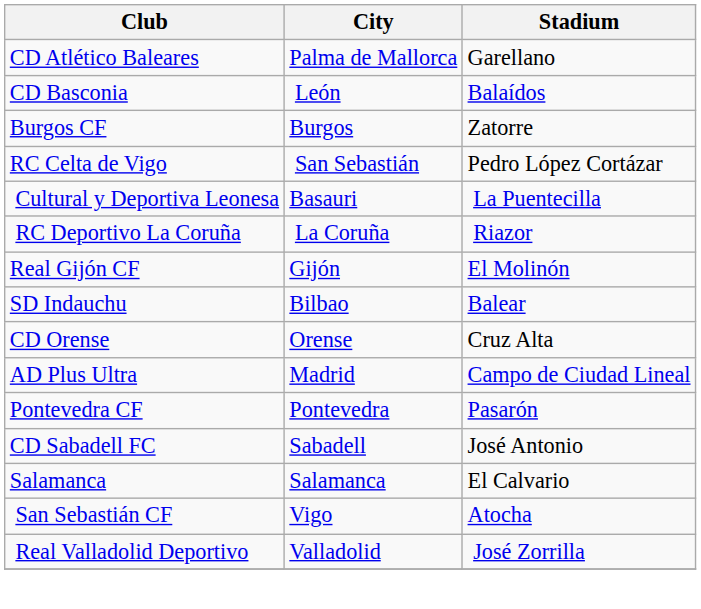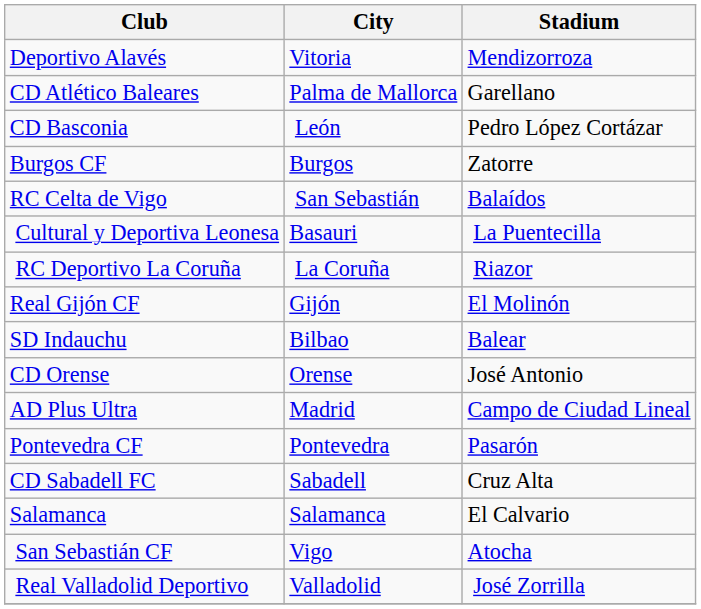+ row: (88, 57)
(506, 92) Balaídos -> (565, 127) Pedro López Cortázar
(565, 163) Pedro López Cortázar -> (506, 198) Balaídos
(510, 339) Cruz Alta -> (525, 374) José Antonio
(525, 445) José Antonio -> (510, 480) Cruz Alta
